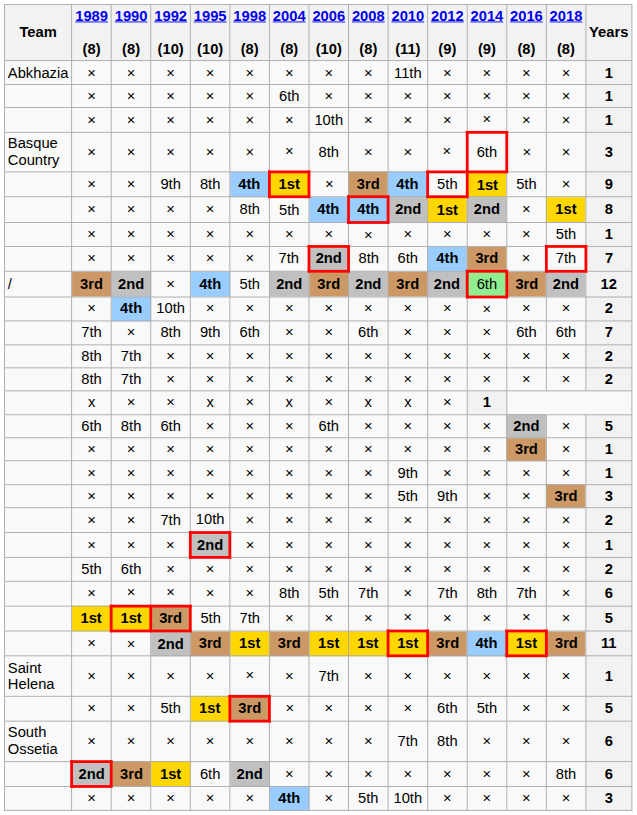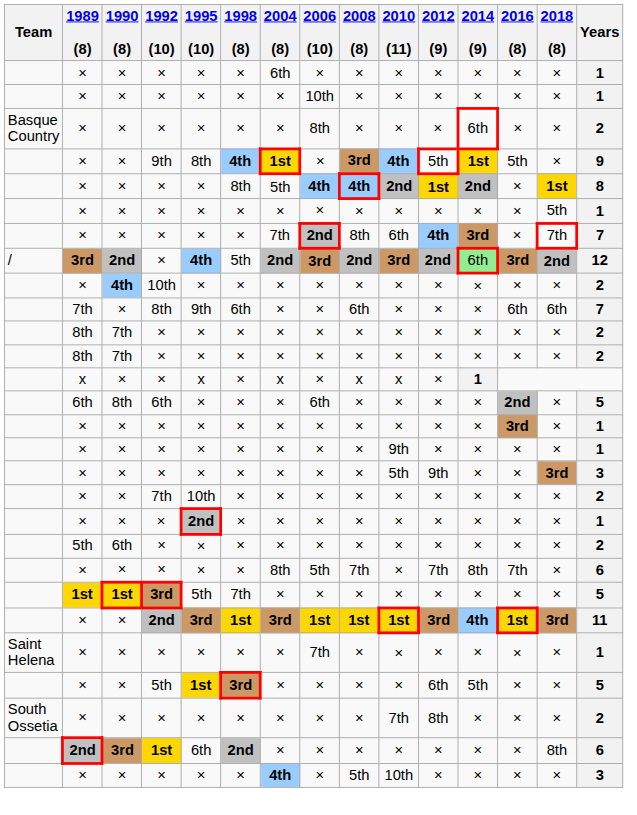- row: (38, 72)
(609, 151) 3 -> (600, 128) 2
(609, 741) 6 -> (600, 717) 2
